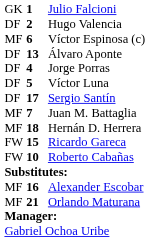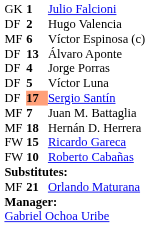(32, 98) no background -> (32, 98) lightsalmon background
- row: (96, 186)
